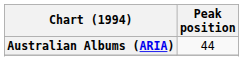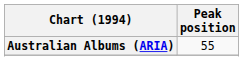(208, 46) 44 -> (208, 46) 55
